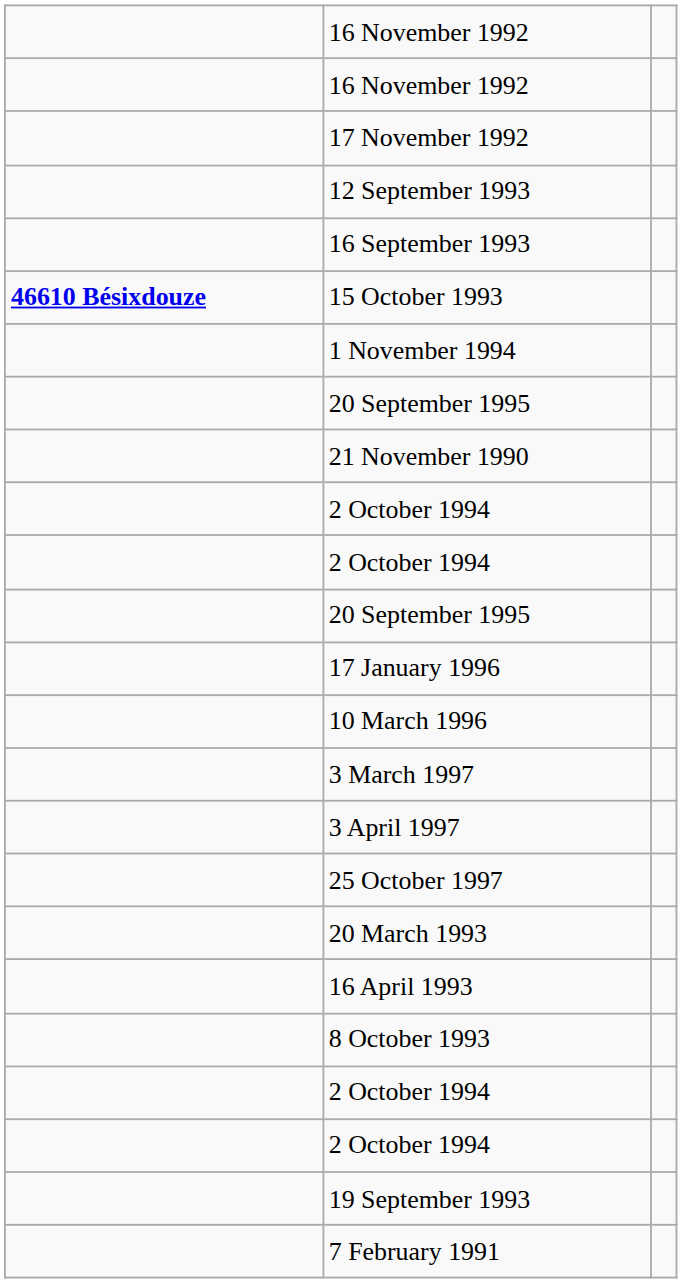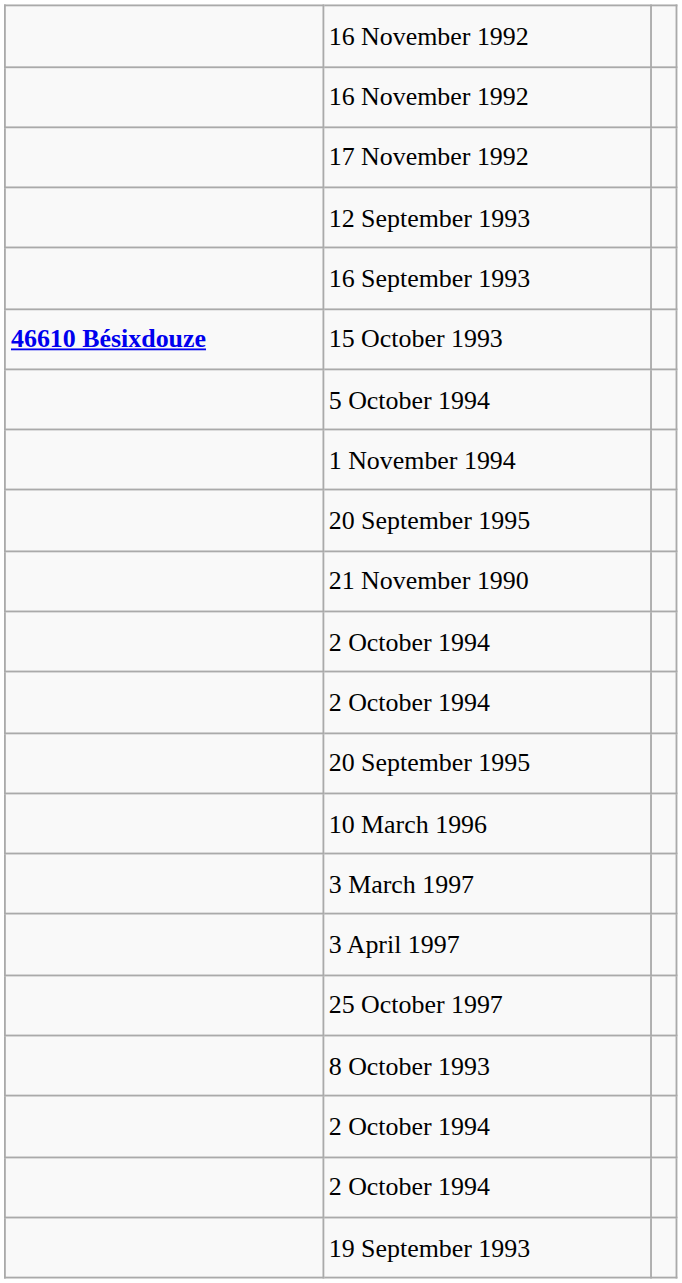+ row: (164, 400)
- row: (164, 668)
- row: (164, 933)
- row: (164, 986)
- row: (164, 1251)
